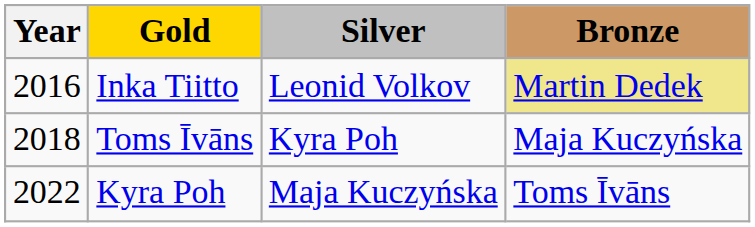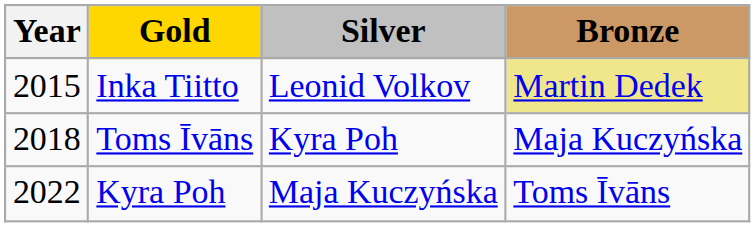(47, 85) 2016 -> (47, 85) 2015
